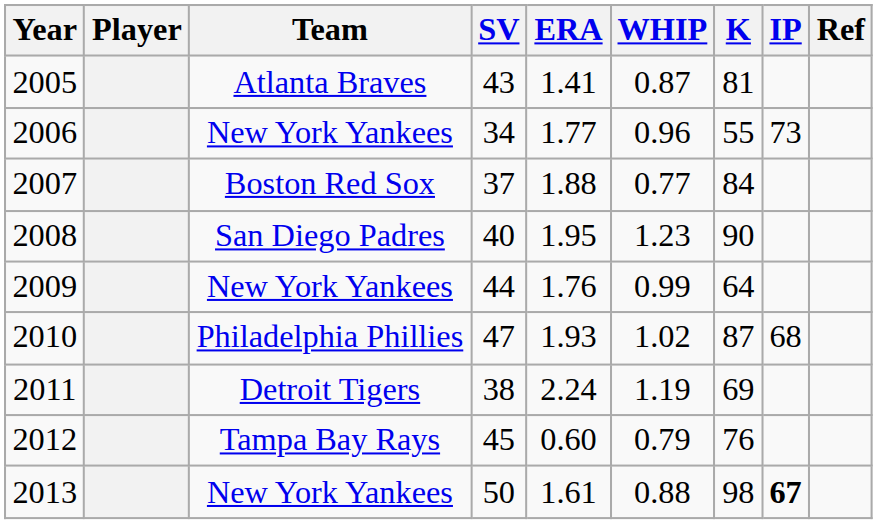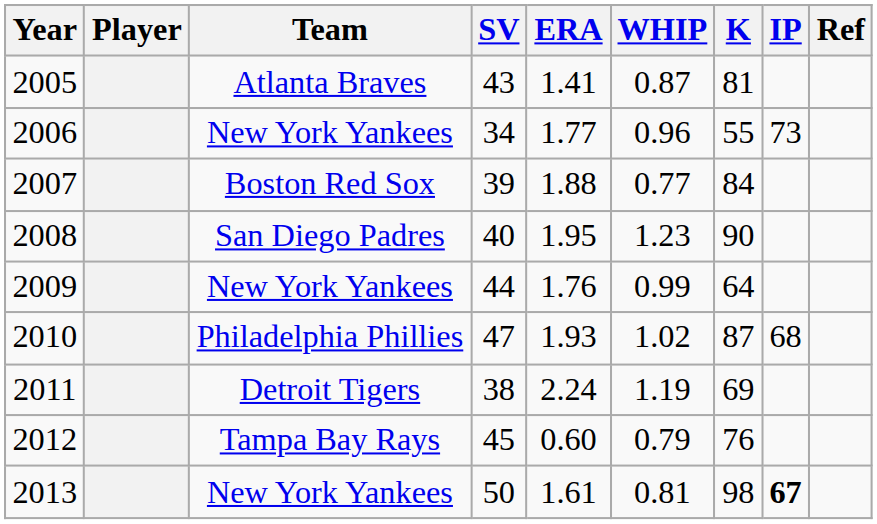(499, 183) 37 -> (499, 183) 39
(662, 491) 0.88 -> (662, 491) 0.81
